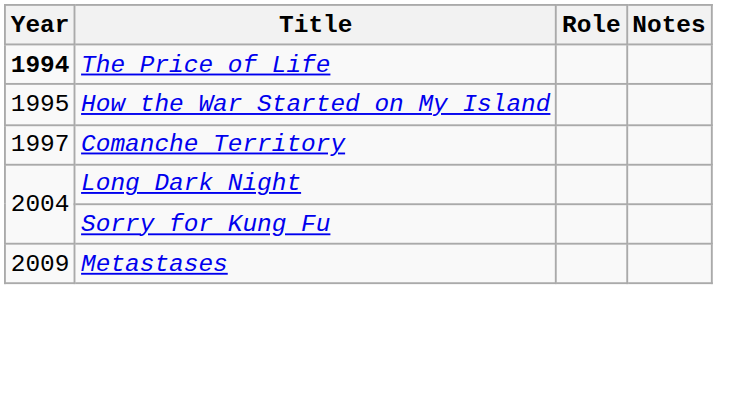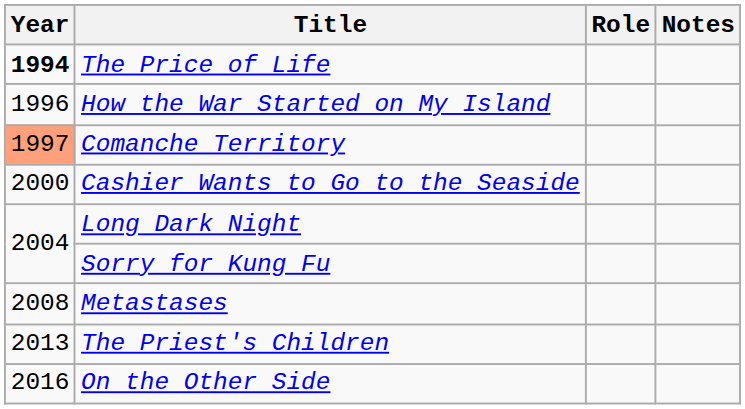(40, 105) 1995 -> (40, 105) 1996
(40, 144) no background -> (40, 144) lightsalmon background
+ row: (330, 184)
(40, 264) 2009 -> (40, 304) 2008
+ row: (235, 344)
+ row: (206, 383)
